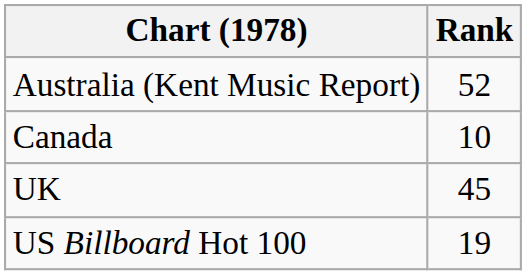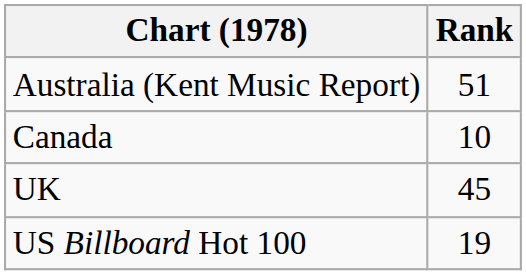(474, 83) 52 -> (474, 83) 51
